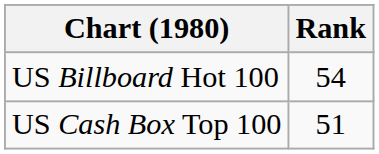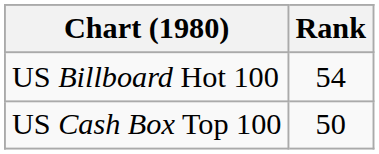(331, 124) 51 -> (331, 124) 50
